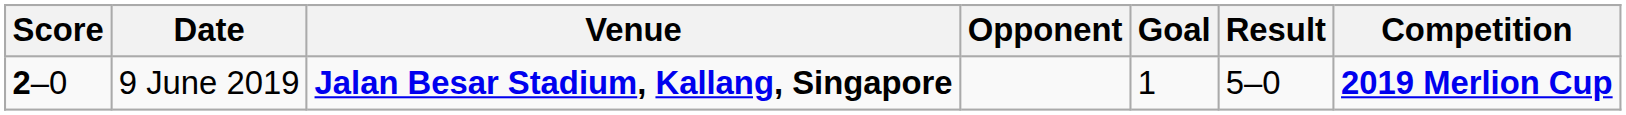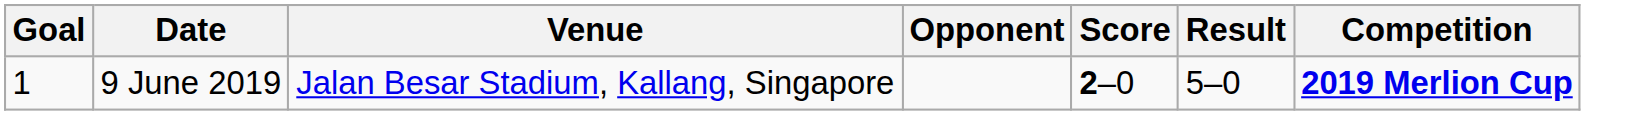columns swapped: (1174, 30) <-> (58, 30)
(634, 82) bold -> (595, 82) normal
